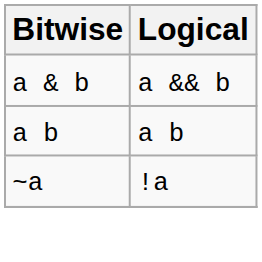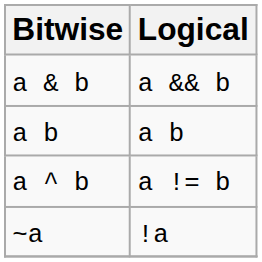+ row: (51, 184)
